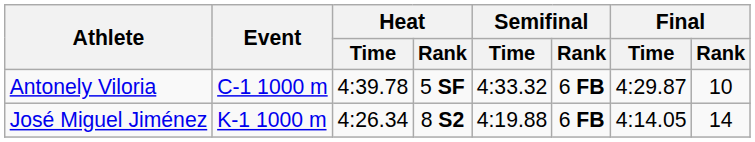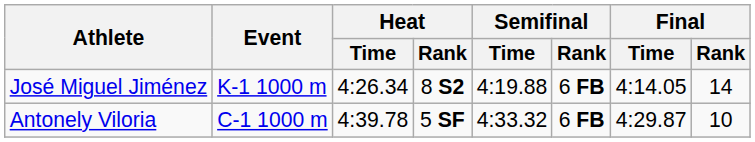rows swapped: (83, 87) <-> (108, 120)
